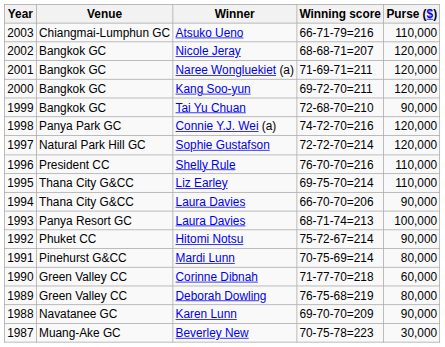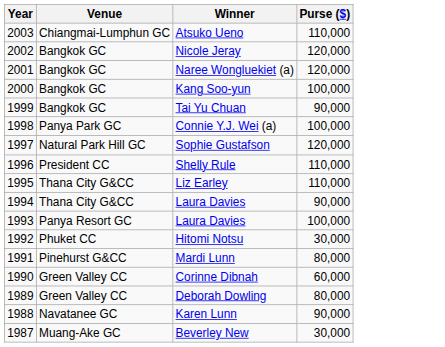- column: (340, 14)
(416, 89) 120,000 -> (329, 89) 100,000
(416, 127) 120,000 -> (329, 127) 100,000
(419, 239) 90,000 -> (332, 239) 30,000
